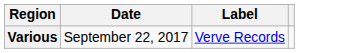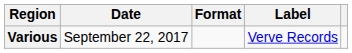+ column: (218, 15)
